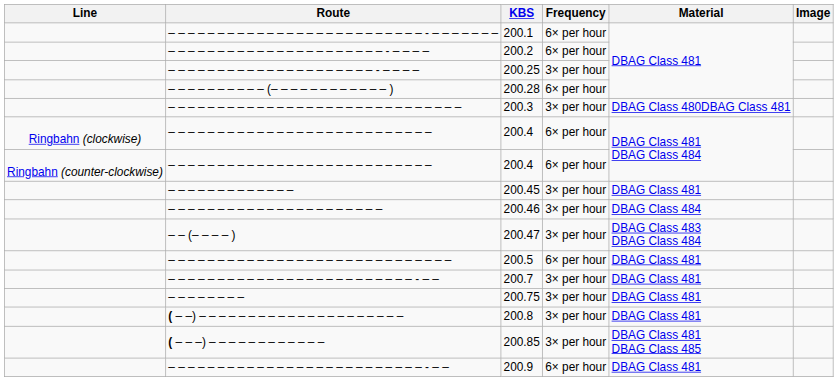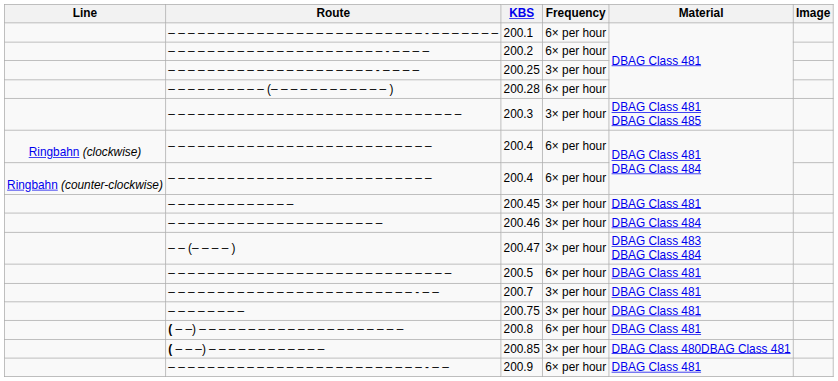(701, 107) DBAG Class 480DBAG Class 481 -> (656, 114) DBAG Class 481 DBAG Class 485
(576, 316) 3× per hour -> (576, 330) 6× per hour
(656, 342) DBAG Class 481 DBAG Class 485 -> (701, 348) DBAG Class 480DBAG Class 481
